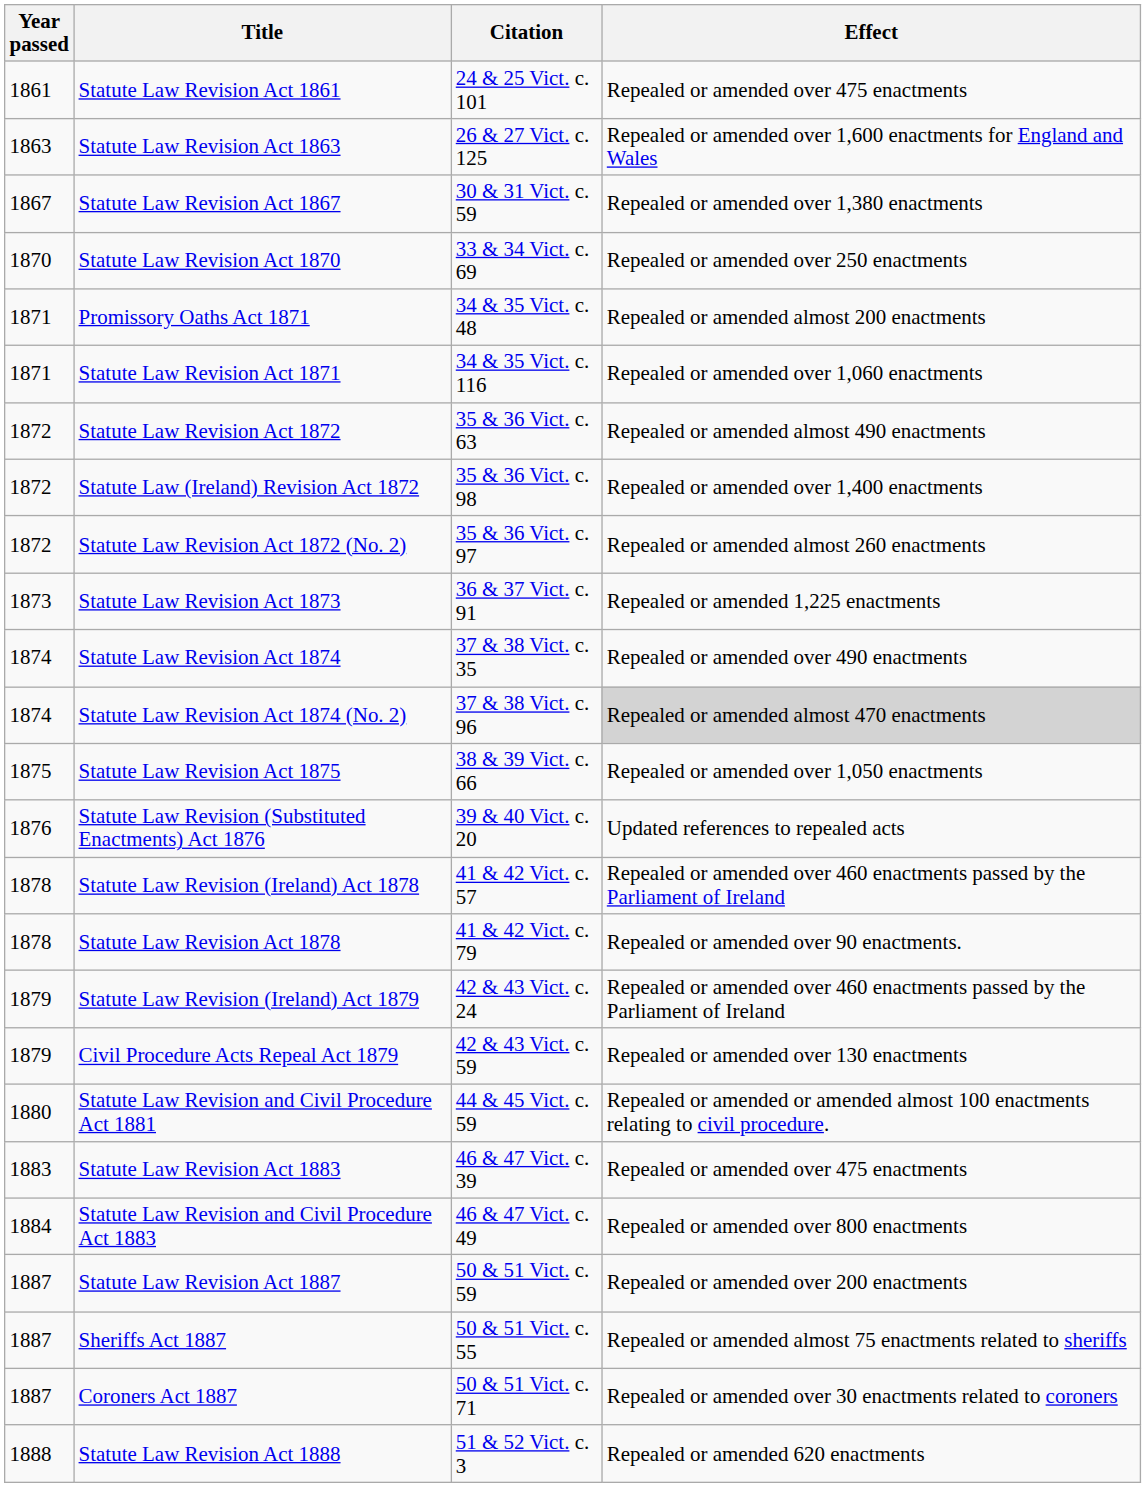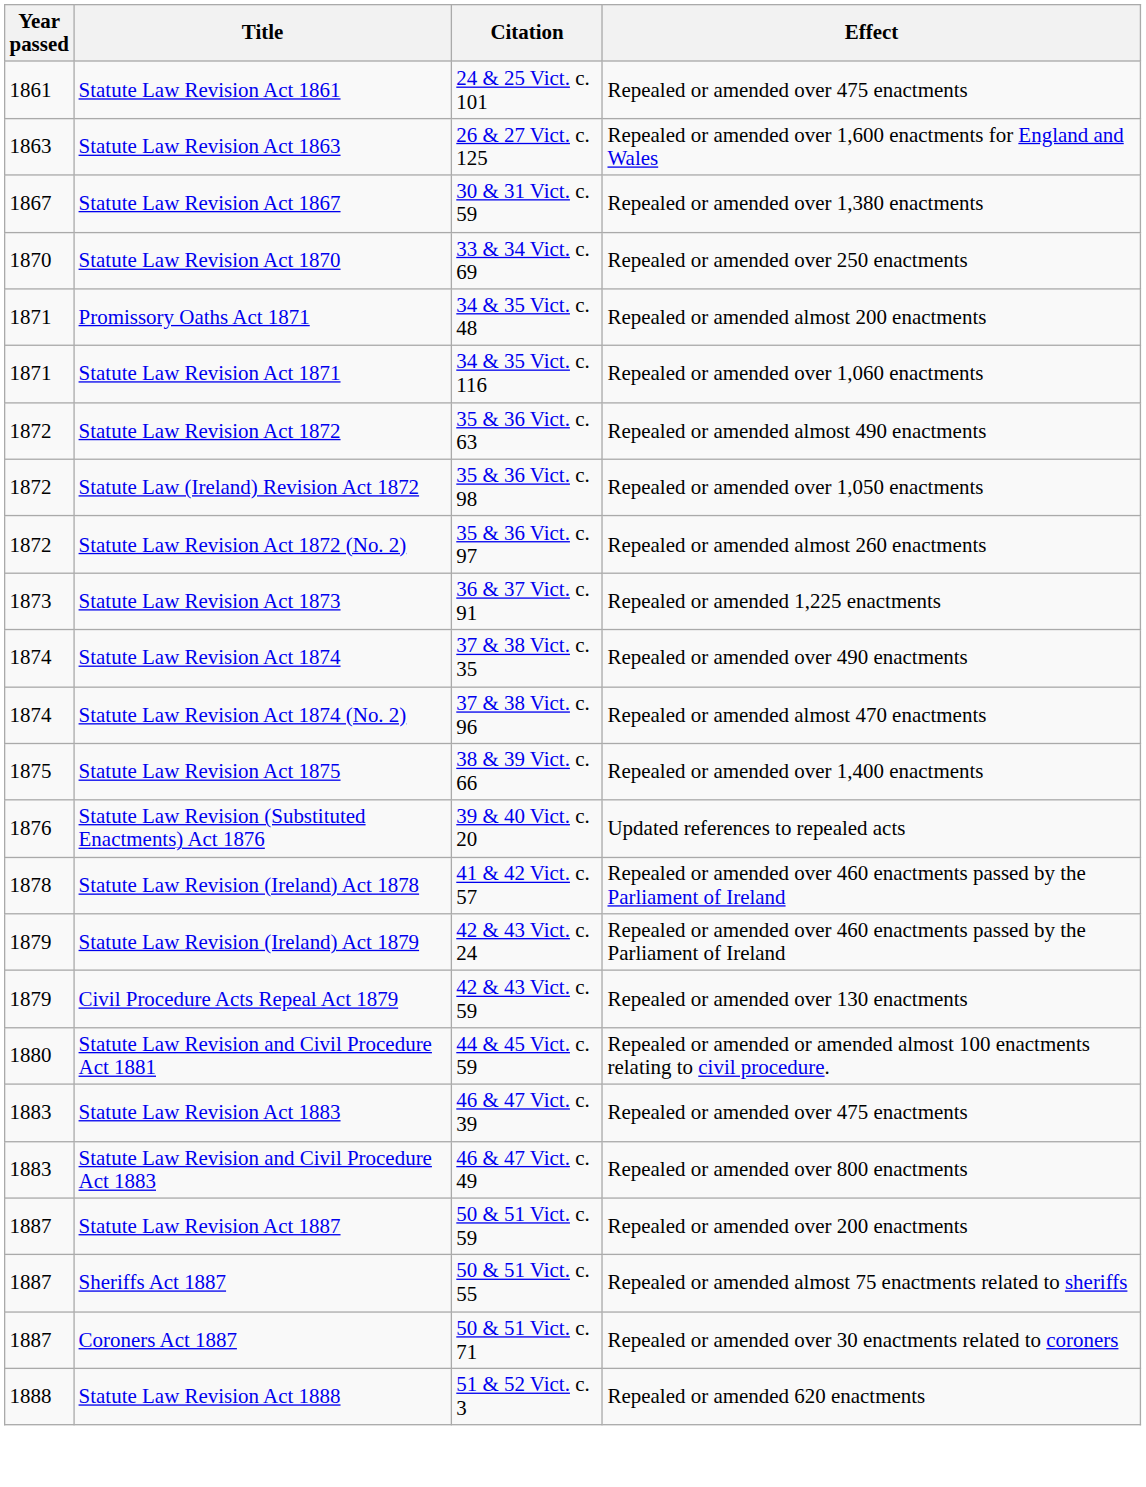(795, 487) Repealed or amended over 1,400 enactments -> (795, 487) Repealed or amended over 1,050 enactments
(796, 714) lightgrey background -> (797, 714) no background
(795, 771) Repealed or amended over 1,050 enactments -> (795, 771) Repealed or amended over 1,400 enactments
- row: (210, 942)
(30, 1226) 1884 -> (30, 1169) 1883
